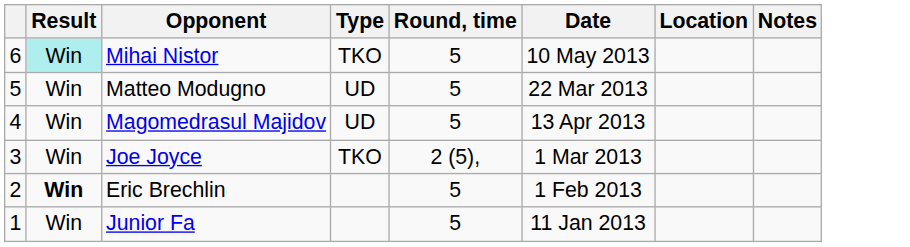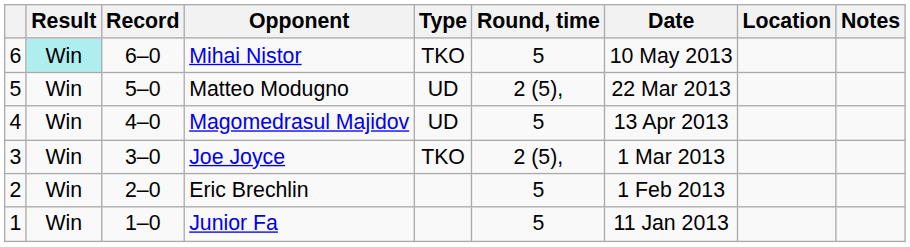+ column: (143, 21)
(455, 88) 5 -> (538, 88) 2 (5),
(64, 190) bold -> (64, 190) normal
